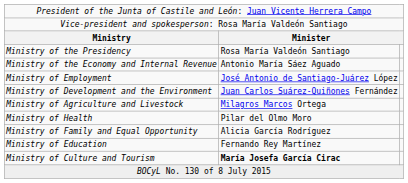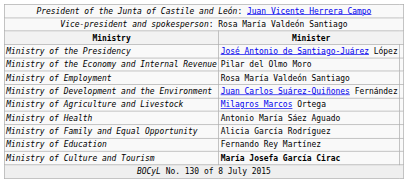(285, 51) Rosa María Valdeón Santiago -> (309, 51) José Antonio de Santiago-Juárez López
(280, 64) Antonio María Sáez Aguado -> (266, 64) Pilar del Olmo Moro
(309, 78) José Antonio de Santiago-Juárez López -> (285, 78) Rosa María Valdeón Santiago
(266, 118) Pilar del Olmo Moro -> (280, 118) Antonio María Sáez Aguado
